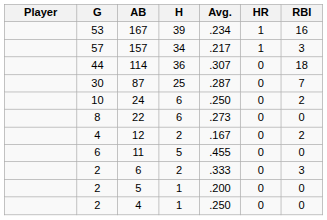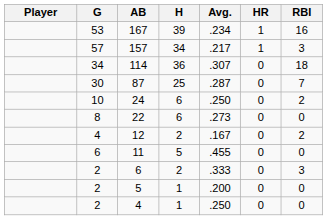(97, 65) 44 -> (97, 65) 34
